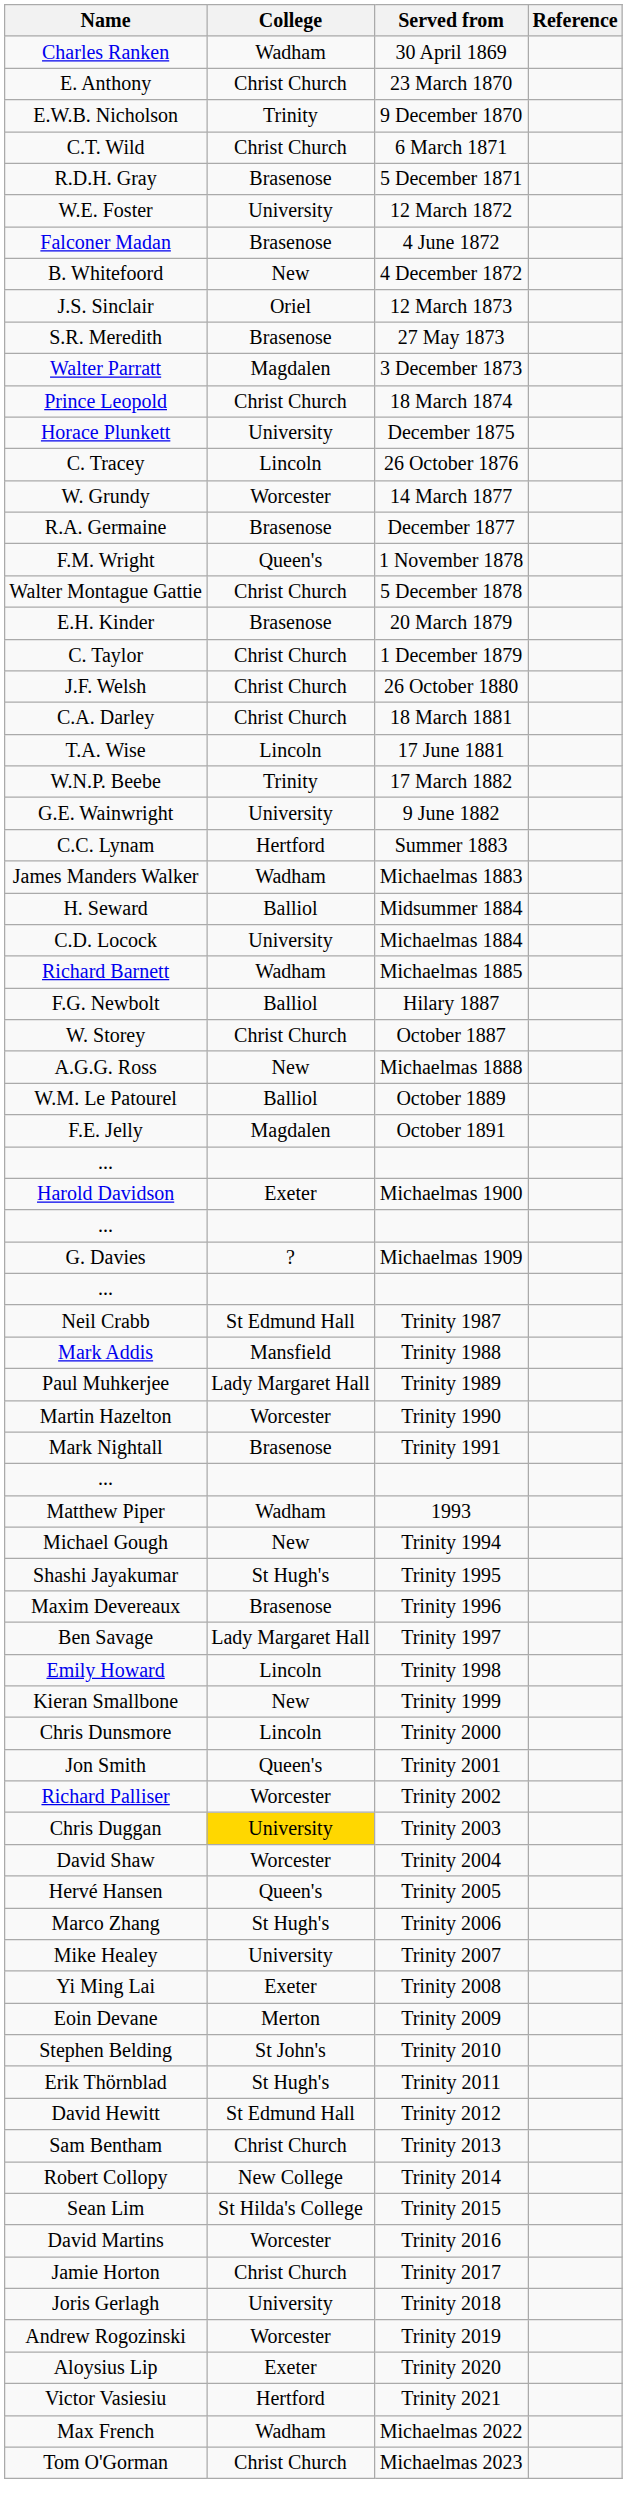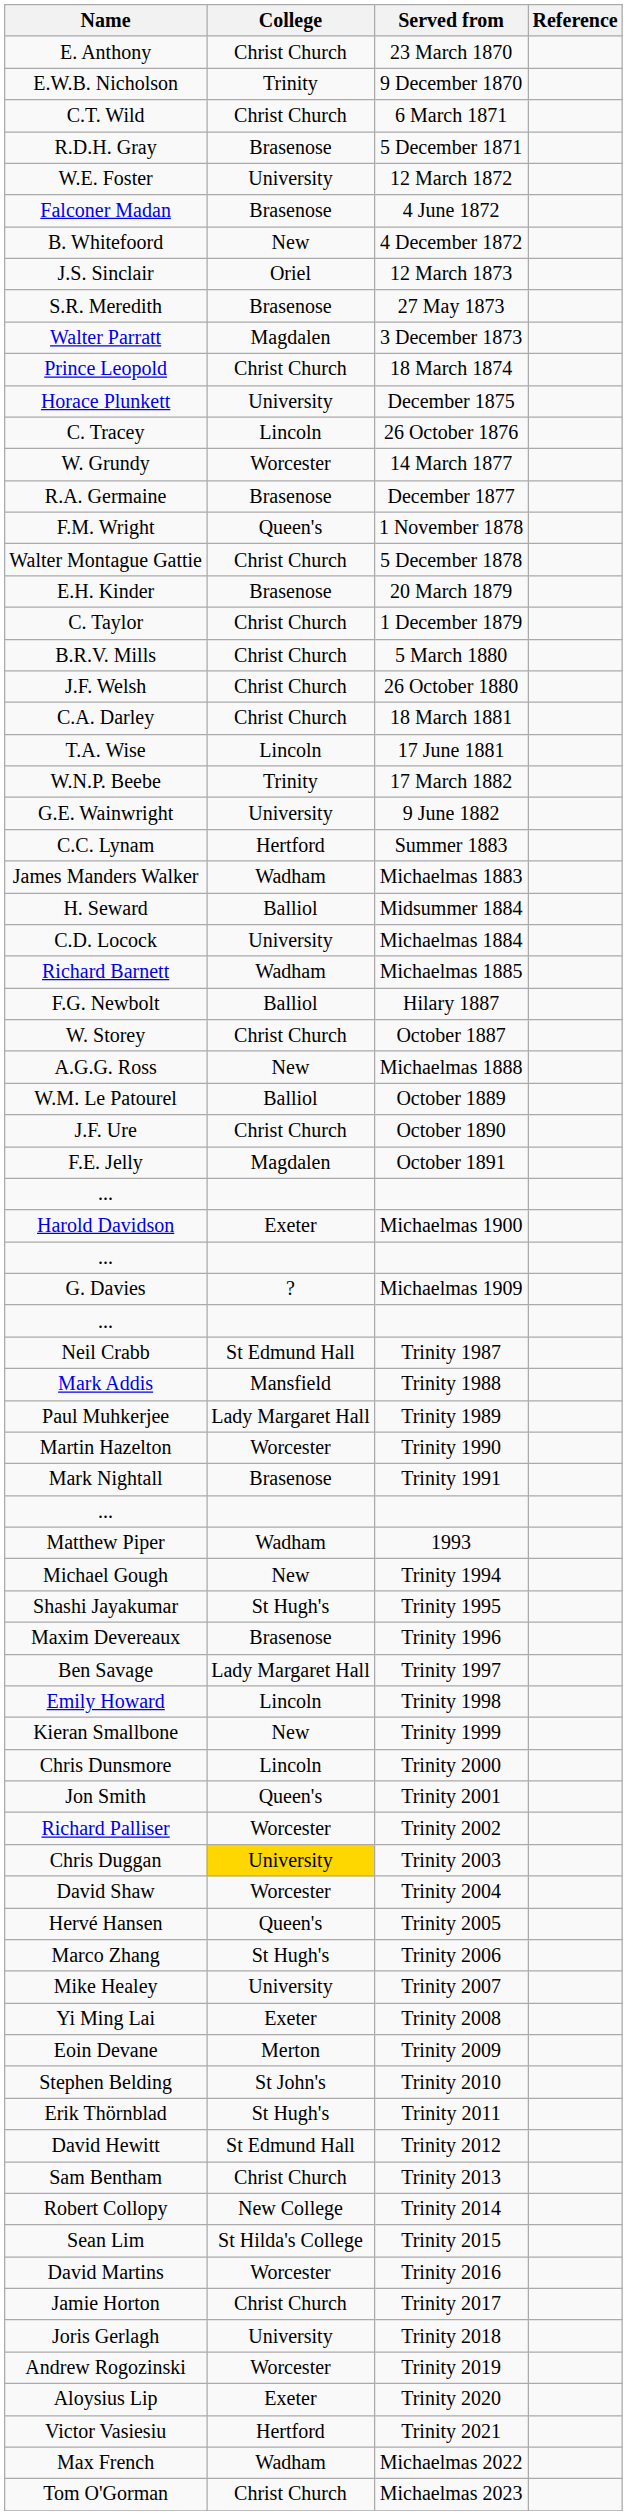- row: (106, 52)
+ row: (106, 654)
+ row: (106, 1130)
